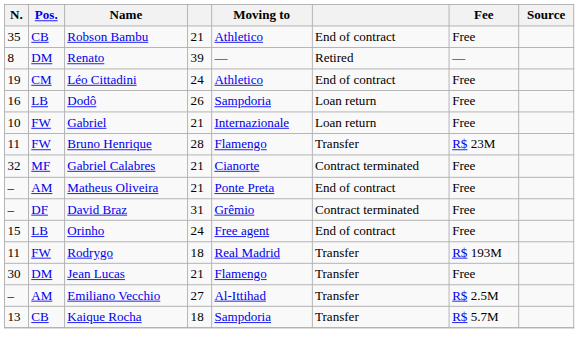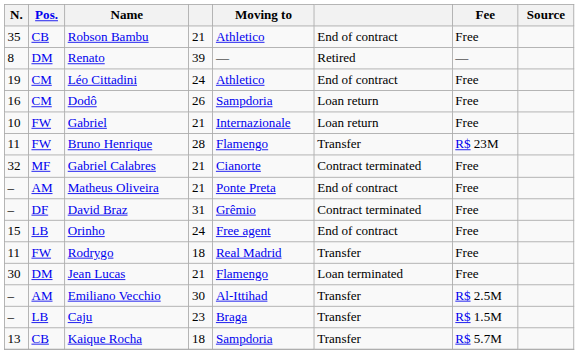(40, 101) LB -> (42, 101) CM
(477, 252) R$ 193M -> (467, 252) Free
(337, 274) Transfer -> (360, 274) Loan terminated
(197, 295) 27 -> (198, 295) 30
+ row: (80, 317)
